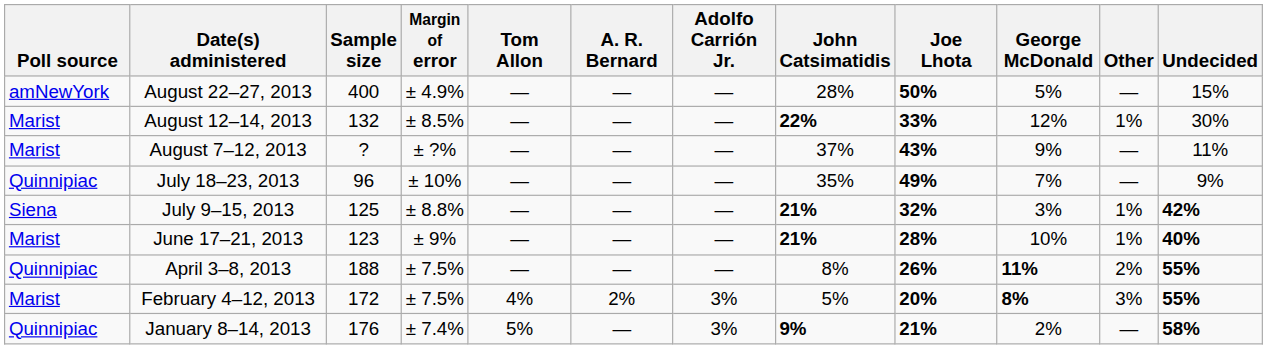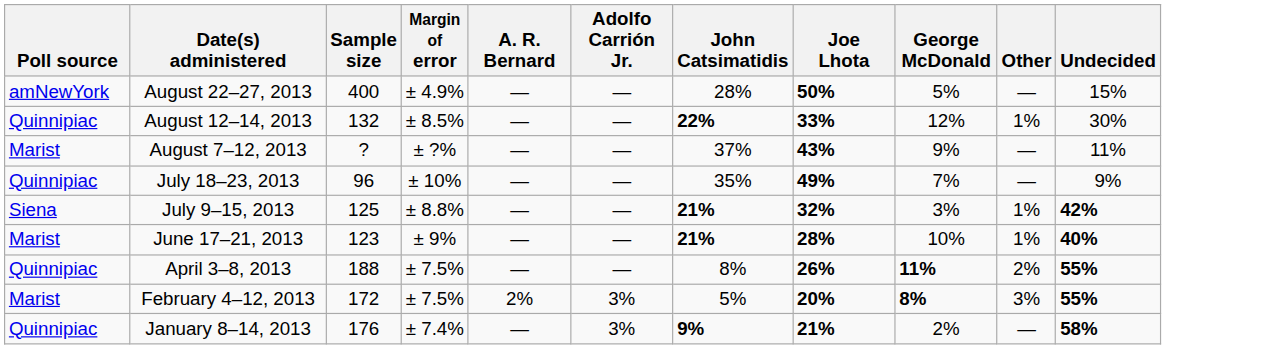- column: (520, 50)
(34, 120) Marist -> (53, 120) Quinnipiac
